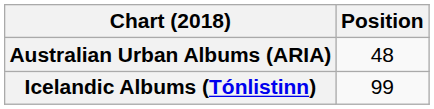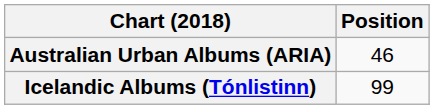(382, 54) 48 -> (382, 54) 46
